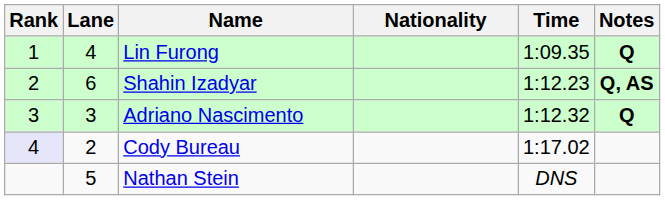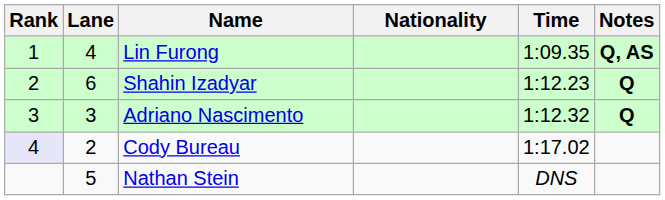(627, 52) Q -> (627, 52) Q, AS
(627, 83) Q, AS -> (627, 83) Q
